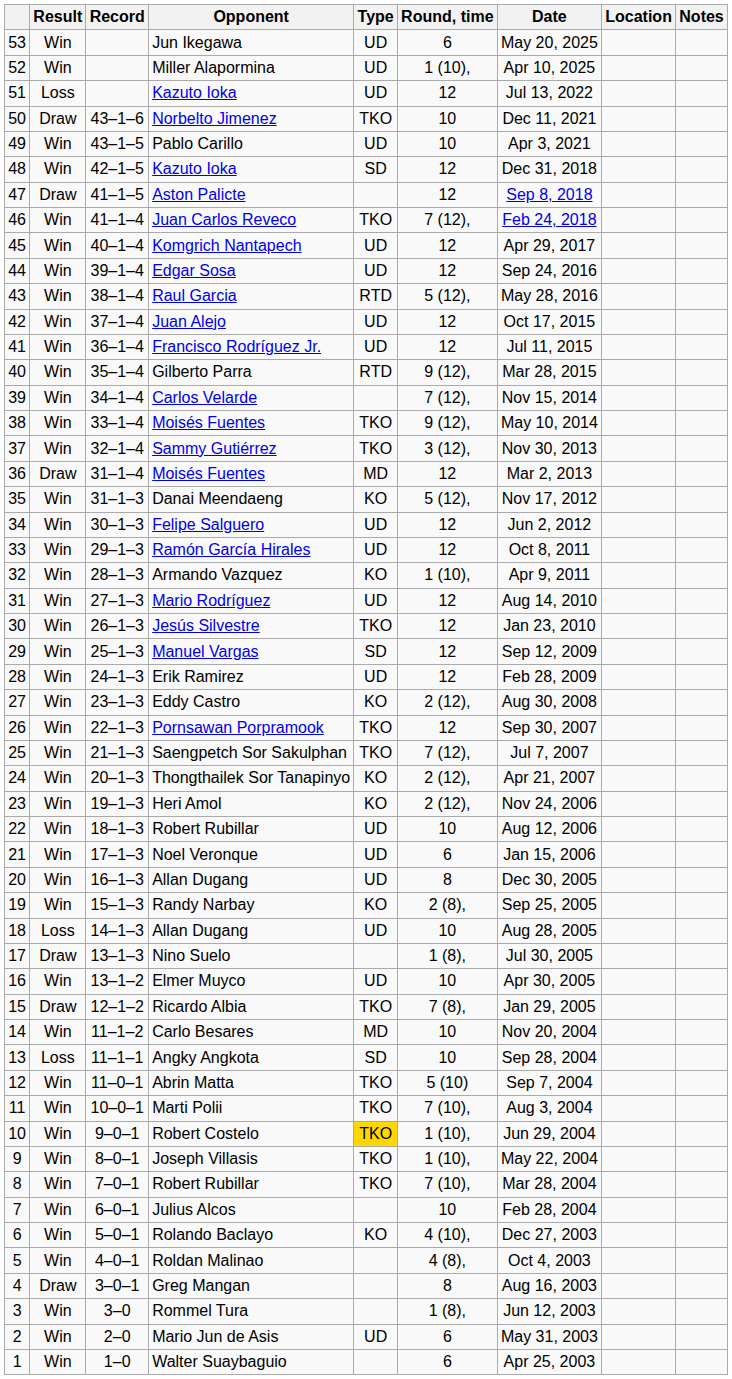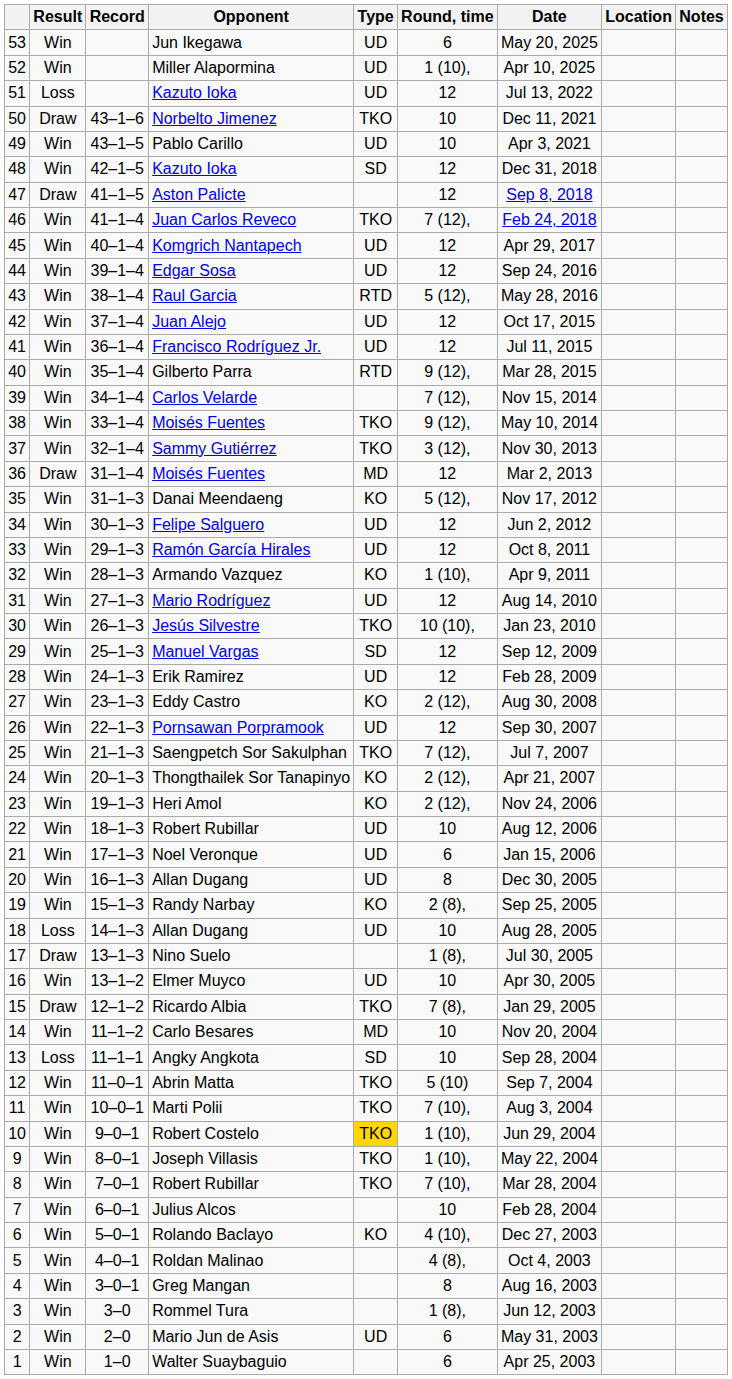(447, 626) 12 -> (447, 626) 10 (10),
(376, 727) TKO -> (376, 727) UD
(58, 1285) Draw -> (58, 1285) Win
